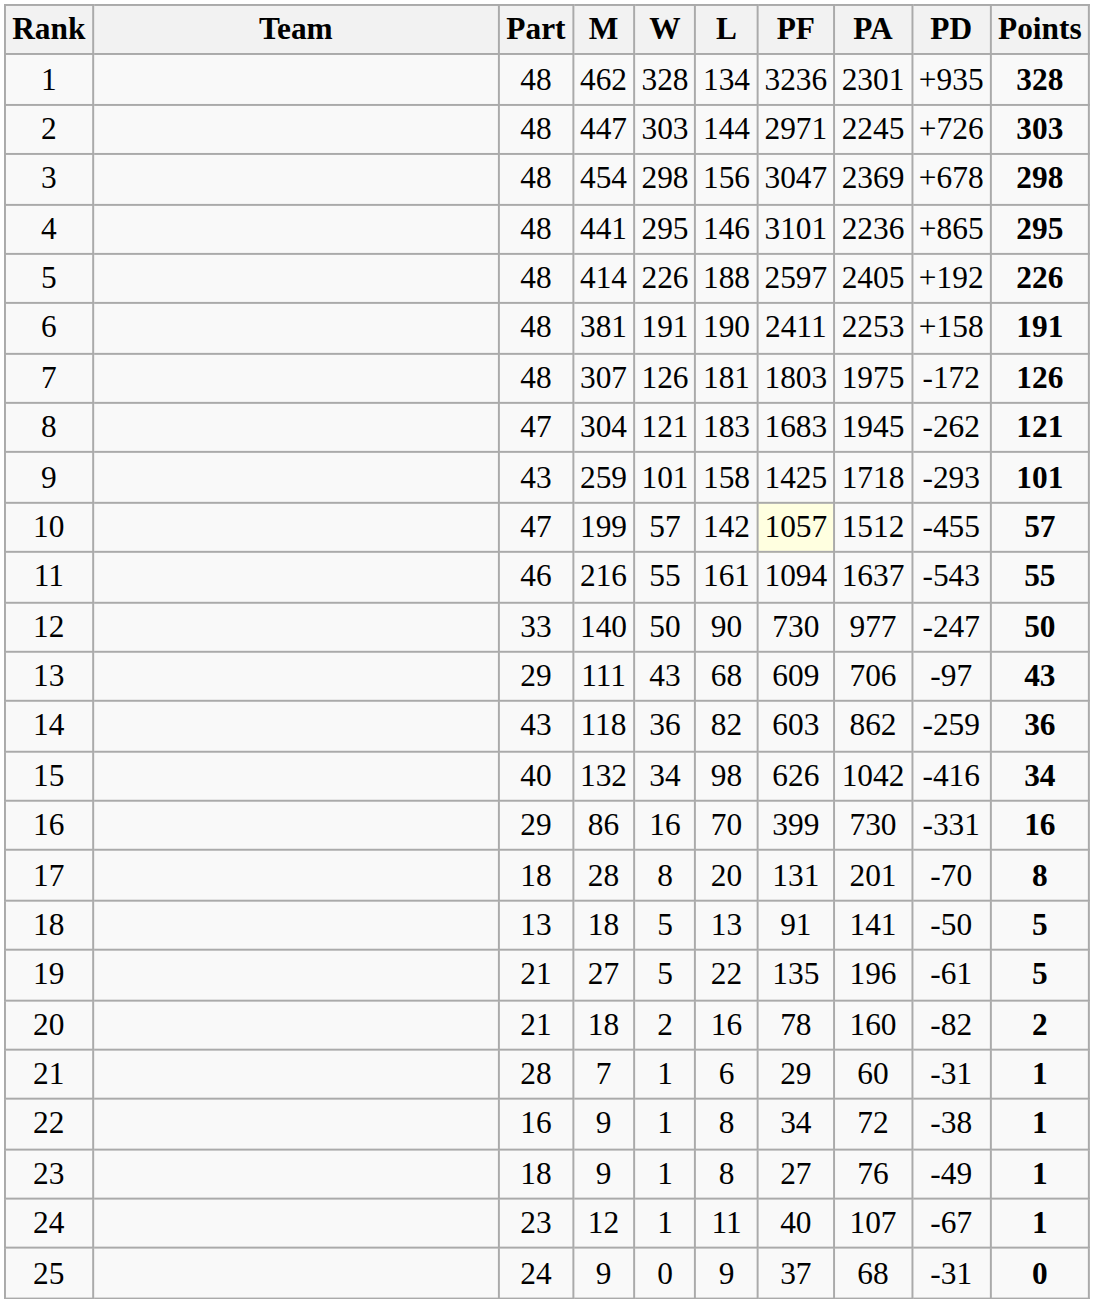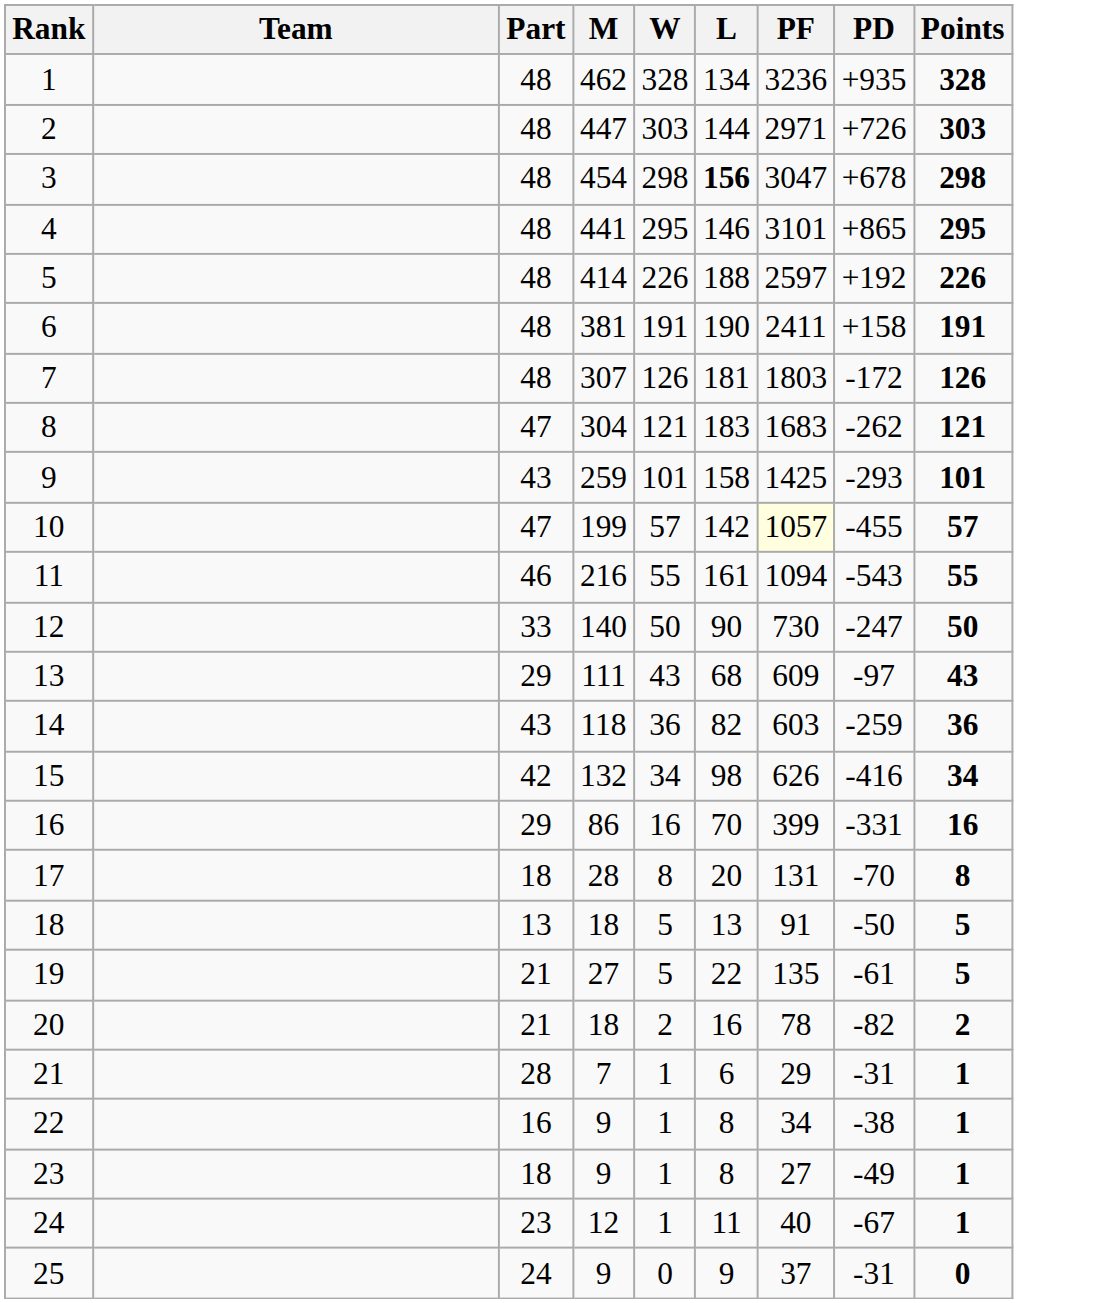- column: (873, 29)
(727, 178) normal -> (727, 178) bold
(536, 775) 40 -> (536, 775) 42
